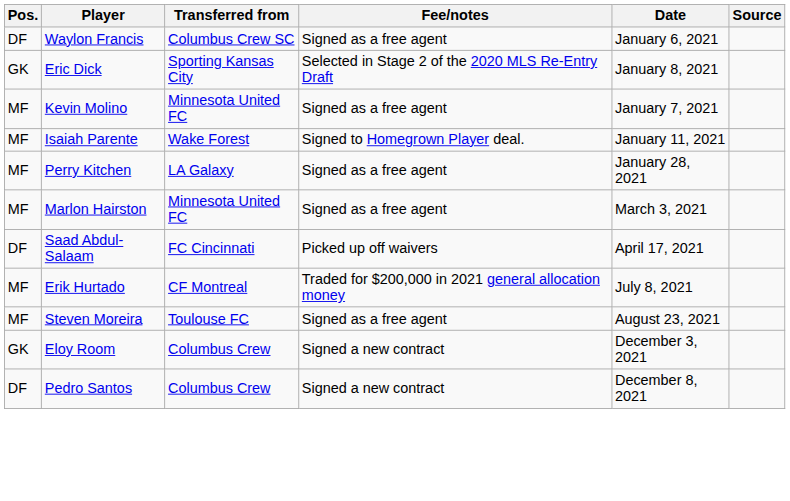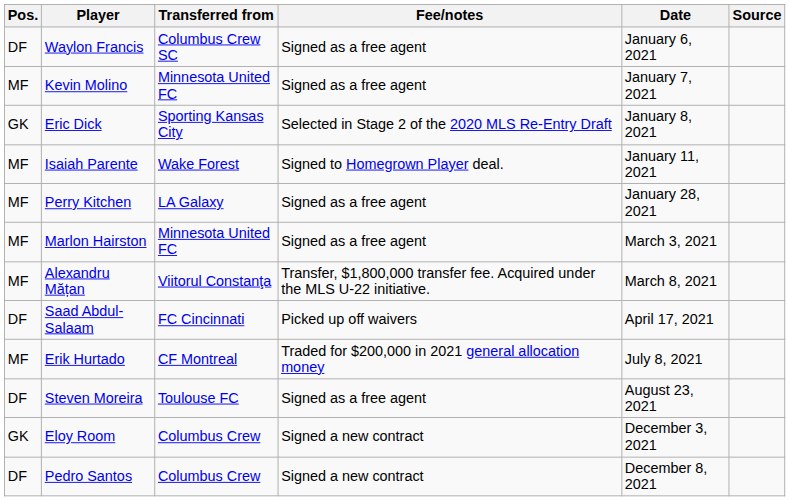rows swapped: (86, 108) <-> (73, 69)
+ row: (77, 281)
(18, 318) MF -> (17, 398) DF
